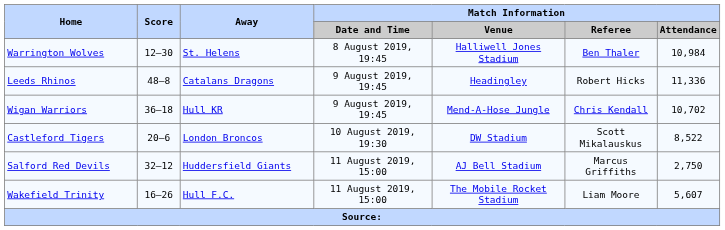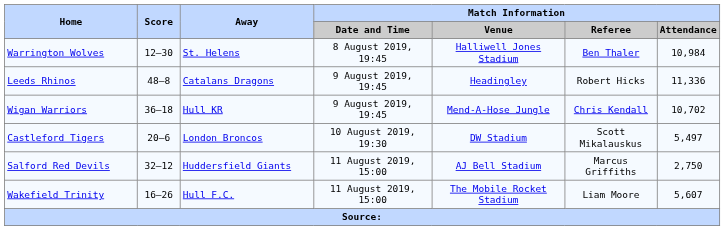(688, 138) 8,522 -> (688, 138) 5,497
